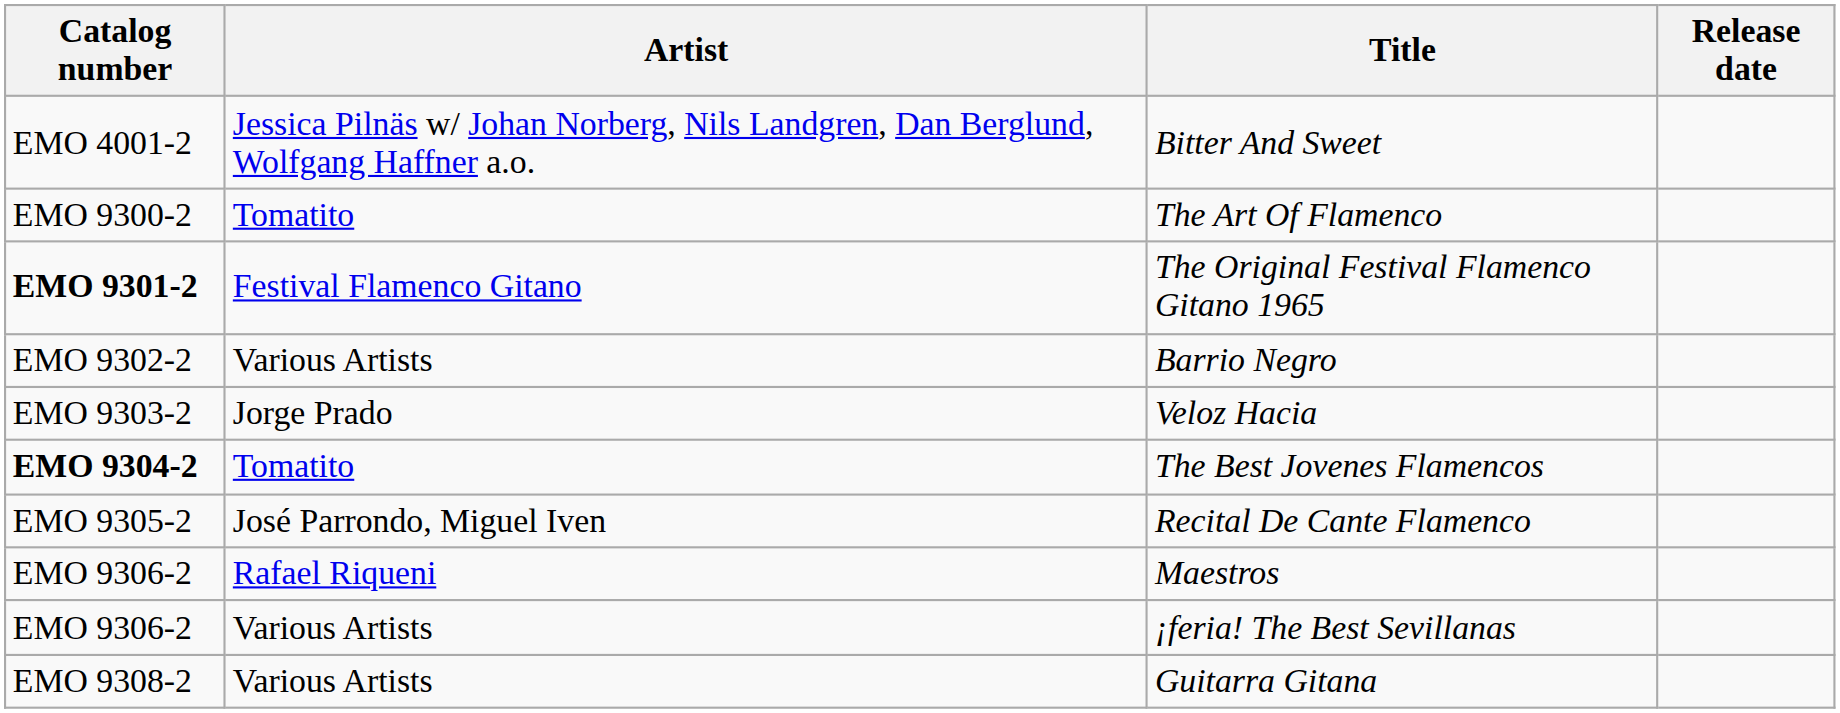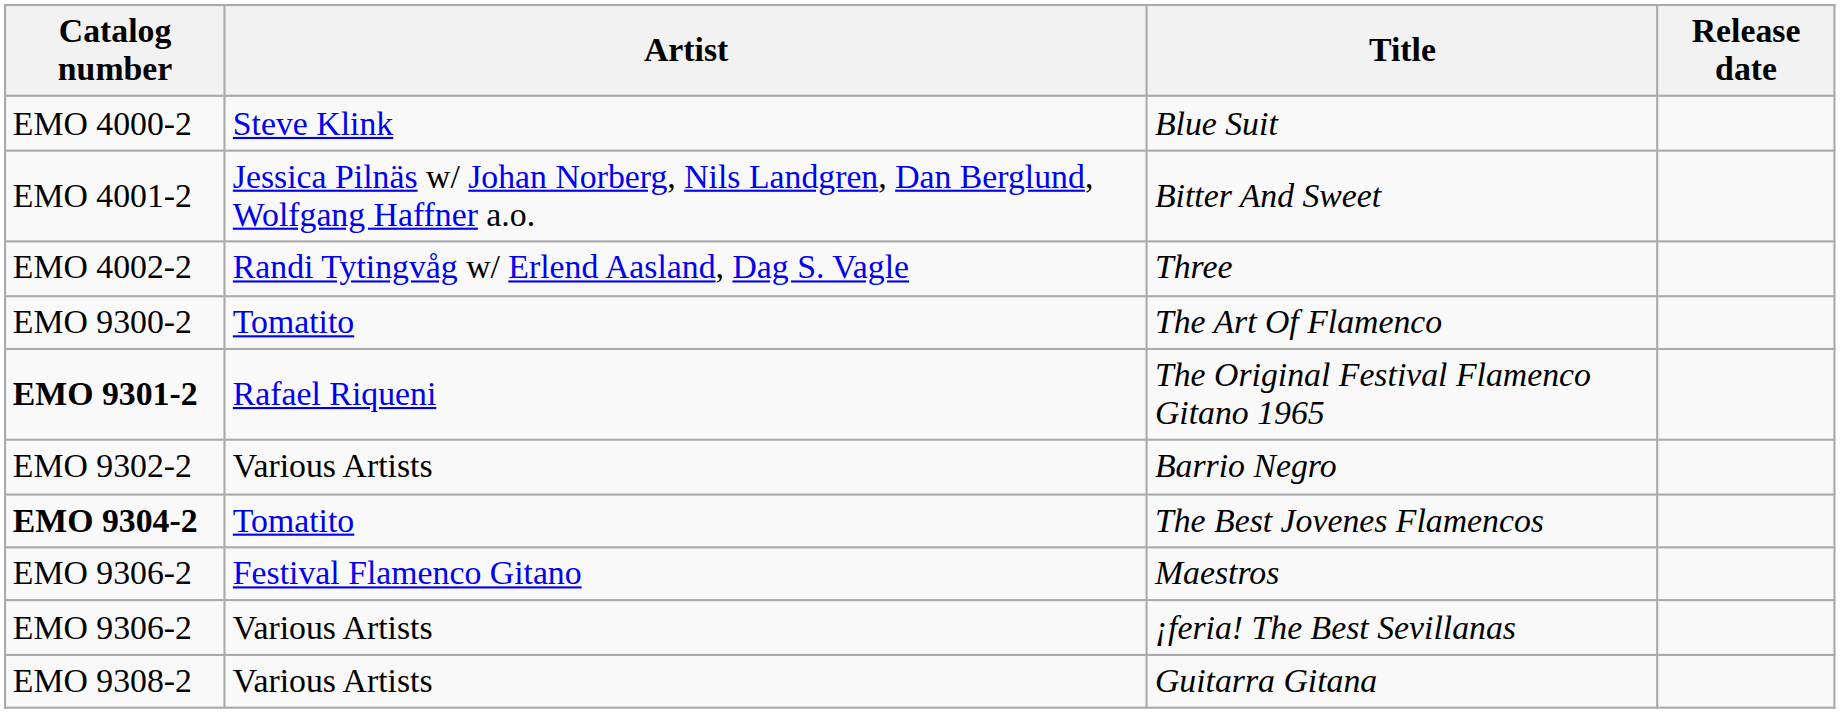+ row: (1216, 122)
+ row: (1194, 267)
(407, 286) Festival Flamenco Gitano -> (335, 393) Rafael Riqueni
- row: (1236, 412)
- row: (1343, 519)
(335, 573) Rafael Riqueni -> (407, 573) Festival Flamenco Gitano
